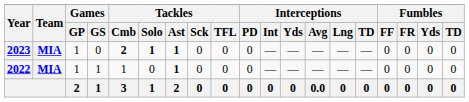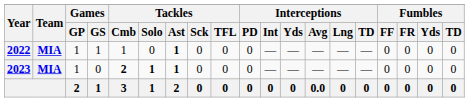rows swapped: (19, 69) <-> (19, 50)
